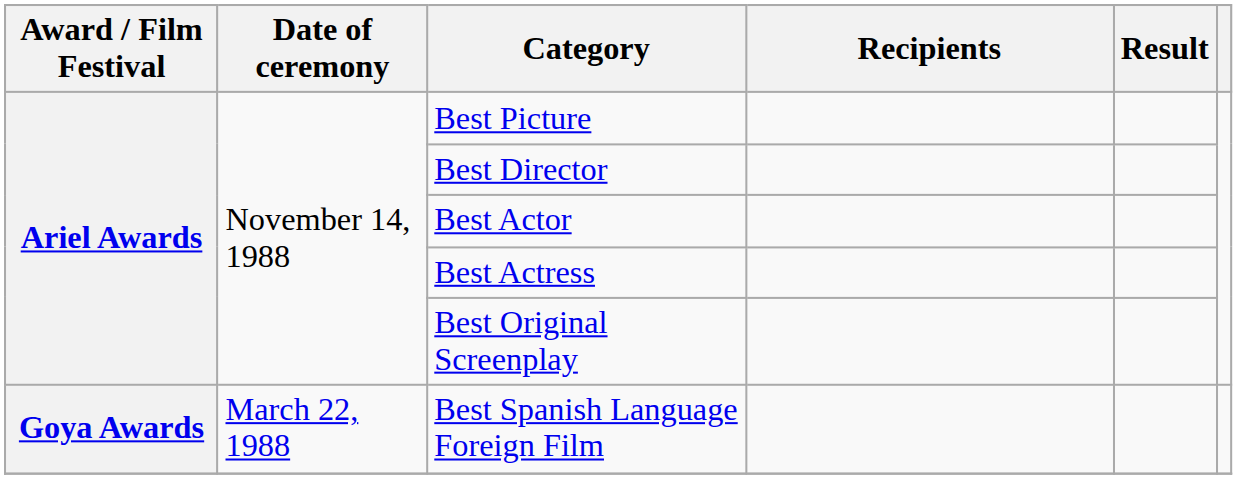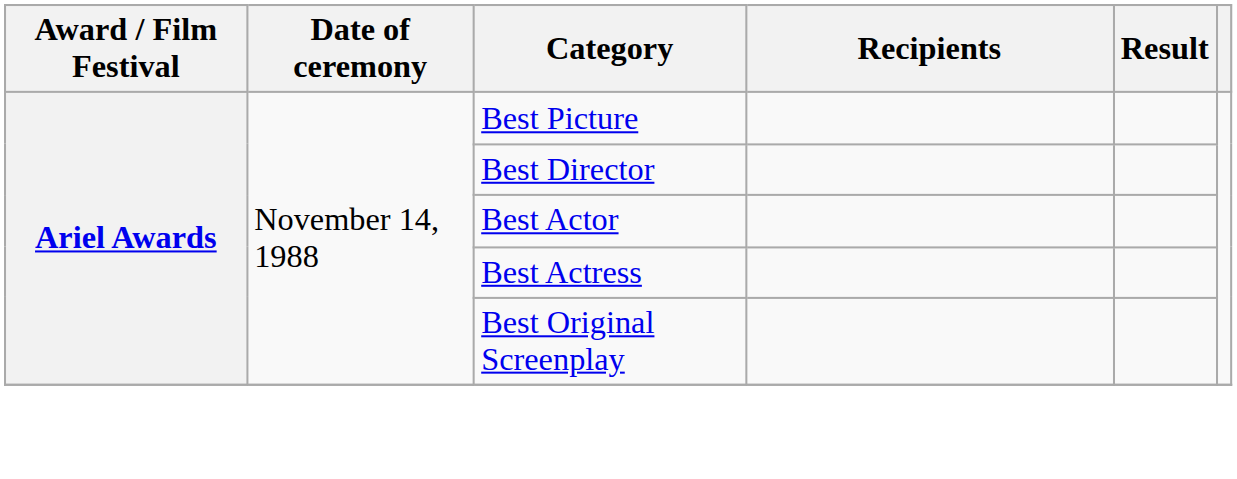- row: (586, 428)
